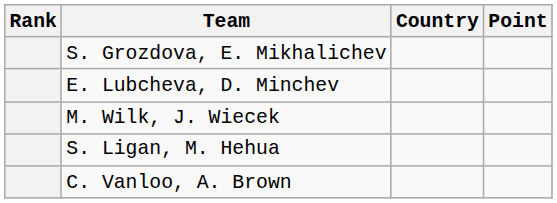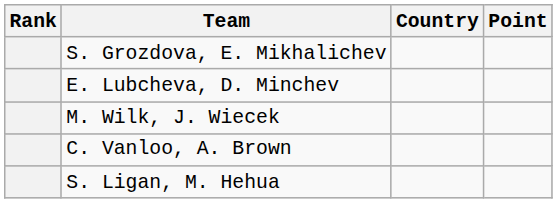rows swapped: (173, 150) <-> (179, 182)
